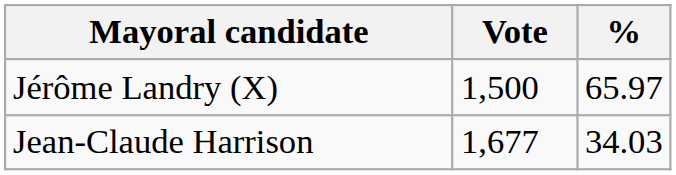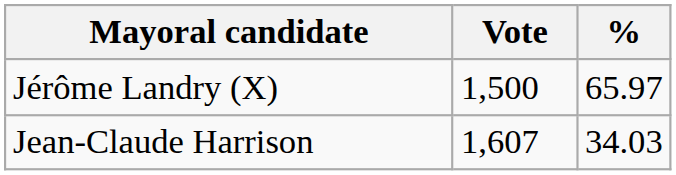(500, 141) 1,677 -> (500, 141) 1,607
